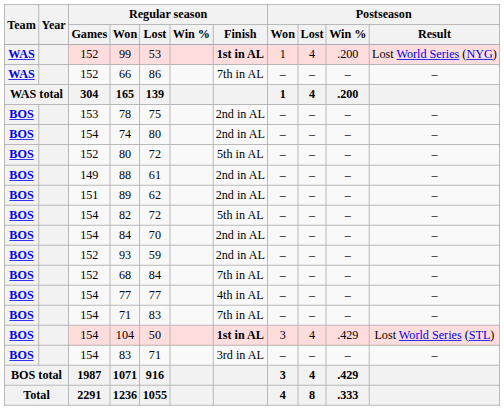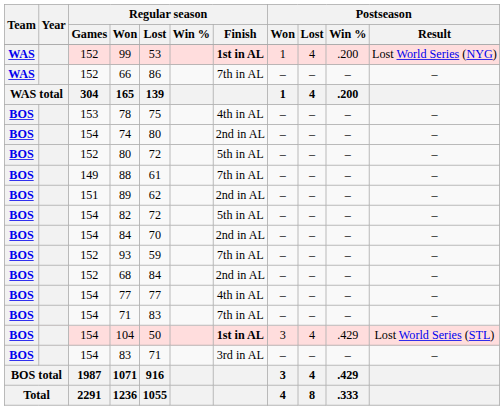(240, 114) 2nd in AL -> (240, 114) 4th in AL
(240, 175) 2nd in AL -> (240, 175) 7th in AL
(240, 255) 2nd in AL -> (240, 255) 7th in AL
(240, 275) 7th in AL -> (240, 275) 2nd in AL
